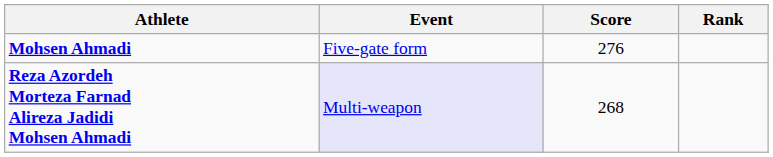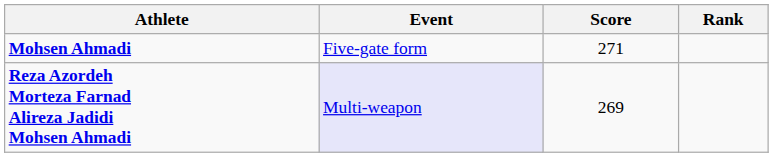(611, 47) 276 -> (611, 47) 271
(611, 107) 268 -> (611, 107) 269
